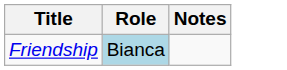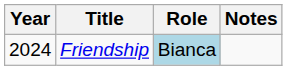+ column: (30, 19)
